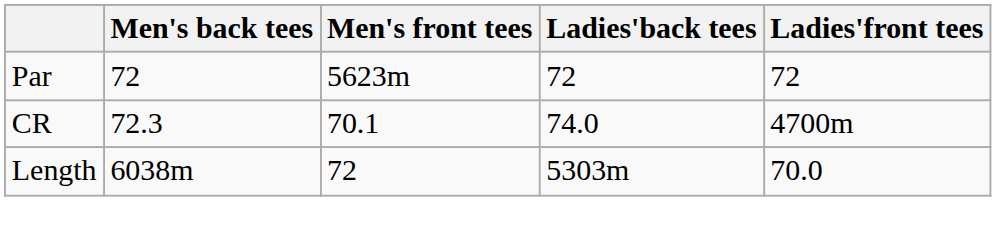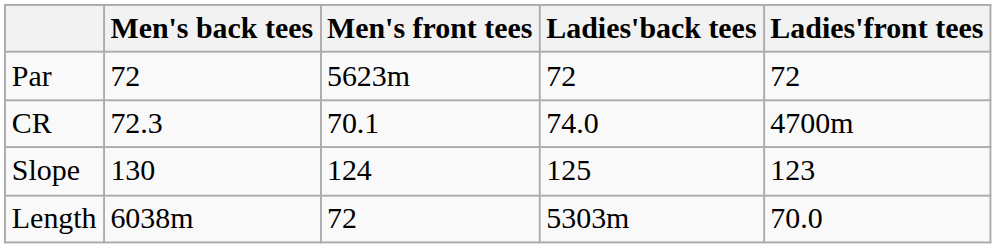+ row: (46, 170)
